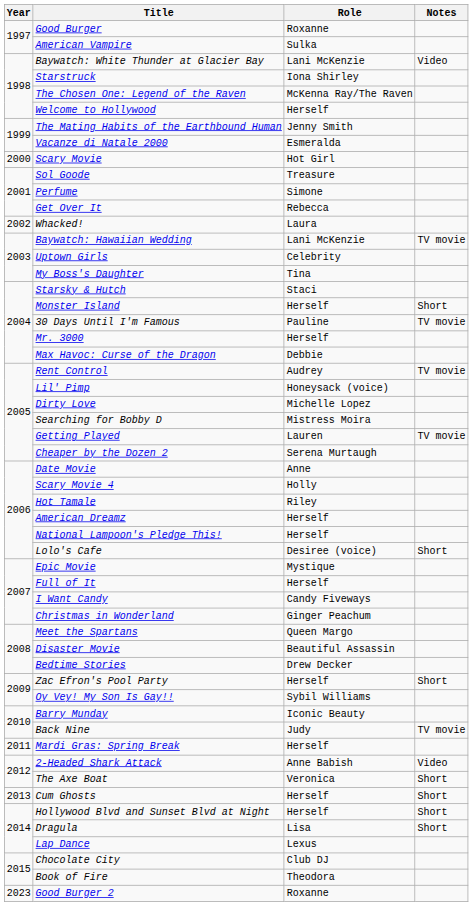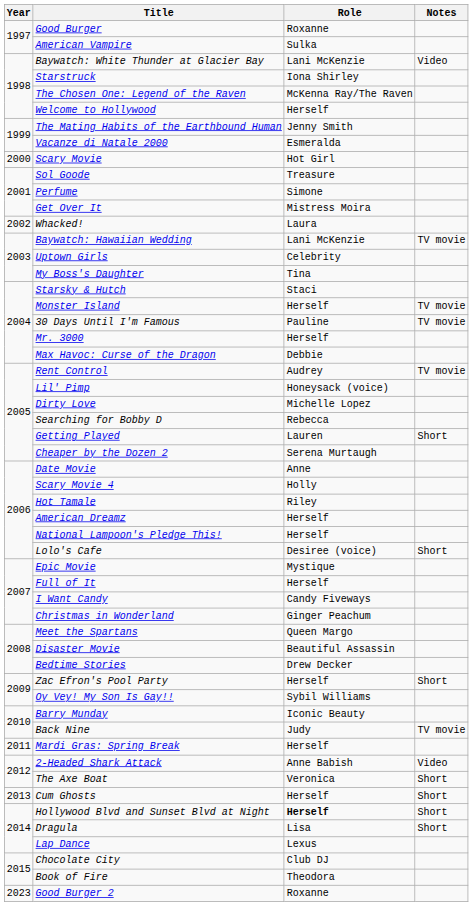(308, 208) Rebecca -> (329, 208) Mistress Moira
(433, 306) Short -> (442, 306) TV movie
(329, 420) Mistress Moira -> (308, 420) Rebecca
(442, 437) TV movie -> (433, 437) Short
(308, 812) normal -> (308, 812) bold
